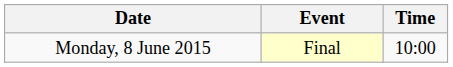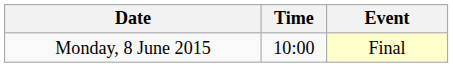columns swapped: (415, 18) <-> (322, 18)
